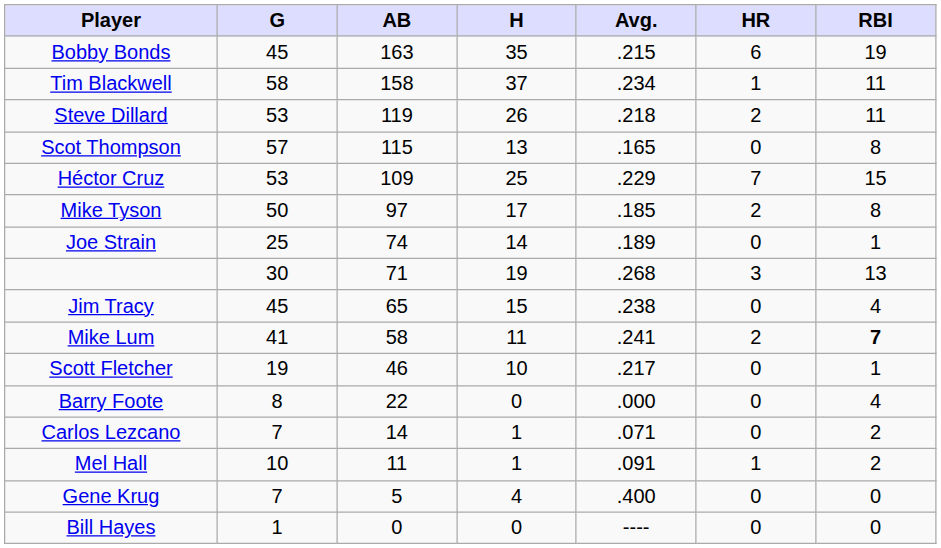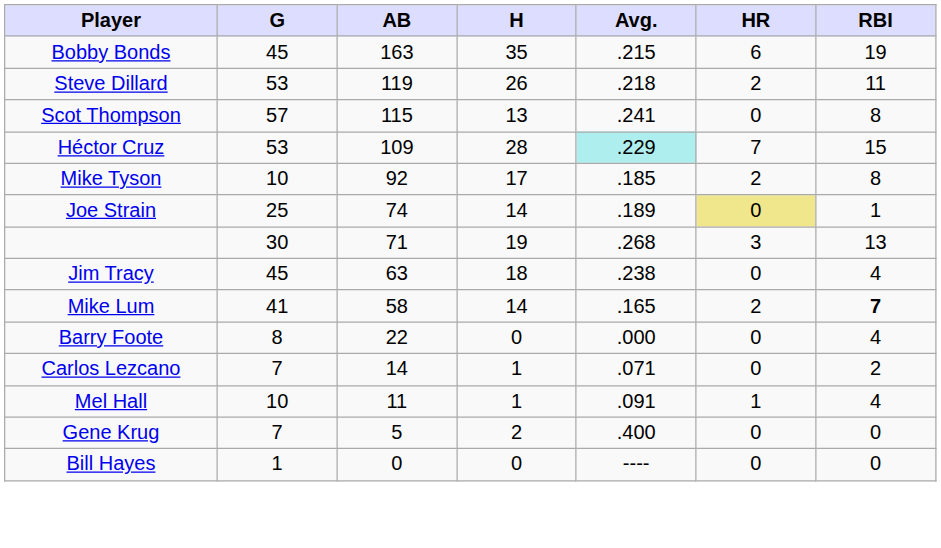- row: (111, 83)
(636, 147) .165 -> (636, 115) .241
(517, 178) 25 -> (517, 147) 28
(636, 178) no background -> (636, 147) paleturquoise background
(277, 210) 50 -> (277, 178) 10
(397, 210) 97 -> (397, 178) 92
(756, 242) no background -> (756, 210) khaki background
(397, 305) 65 -> (397, 274) 63
(517, 305) 15 -> (517, 274) 18
(517, 337) 11 -> (517, 305) 14
(636, 337) .241 -> (636, 305) .165
- row: (111, 369)
(876, 464) 2 -> (876, 400) 4
(517, 496) 4 -> (517, 432) 2
